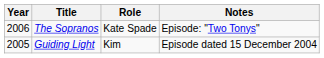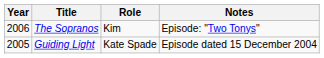(130, 28) Kate Spade -> (112, 28) Kim
(112, 45) Kim -> (130, 45) Kate Spade
